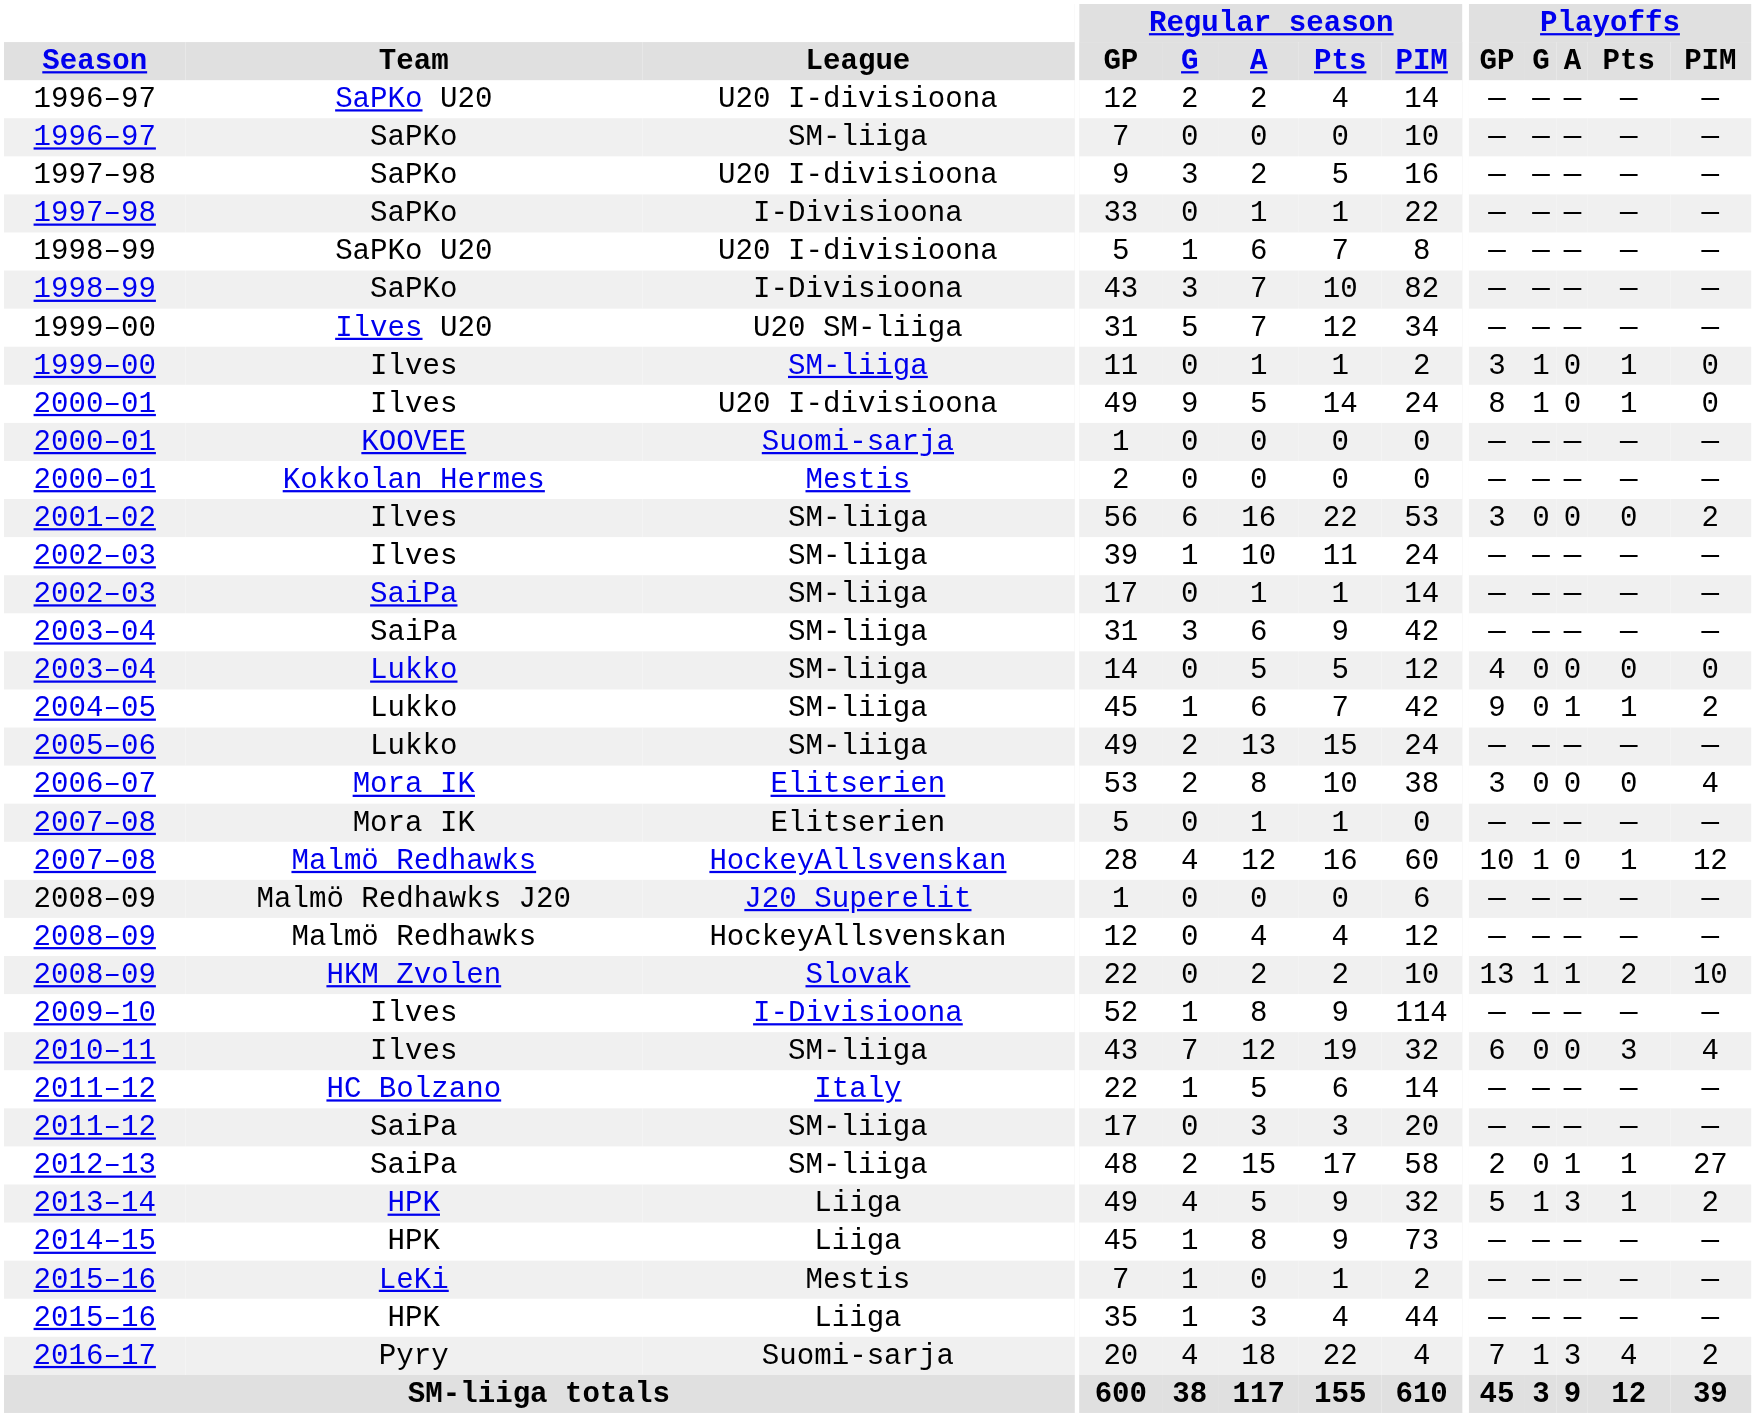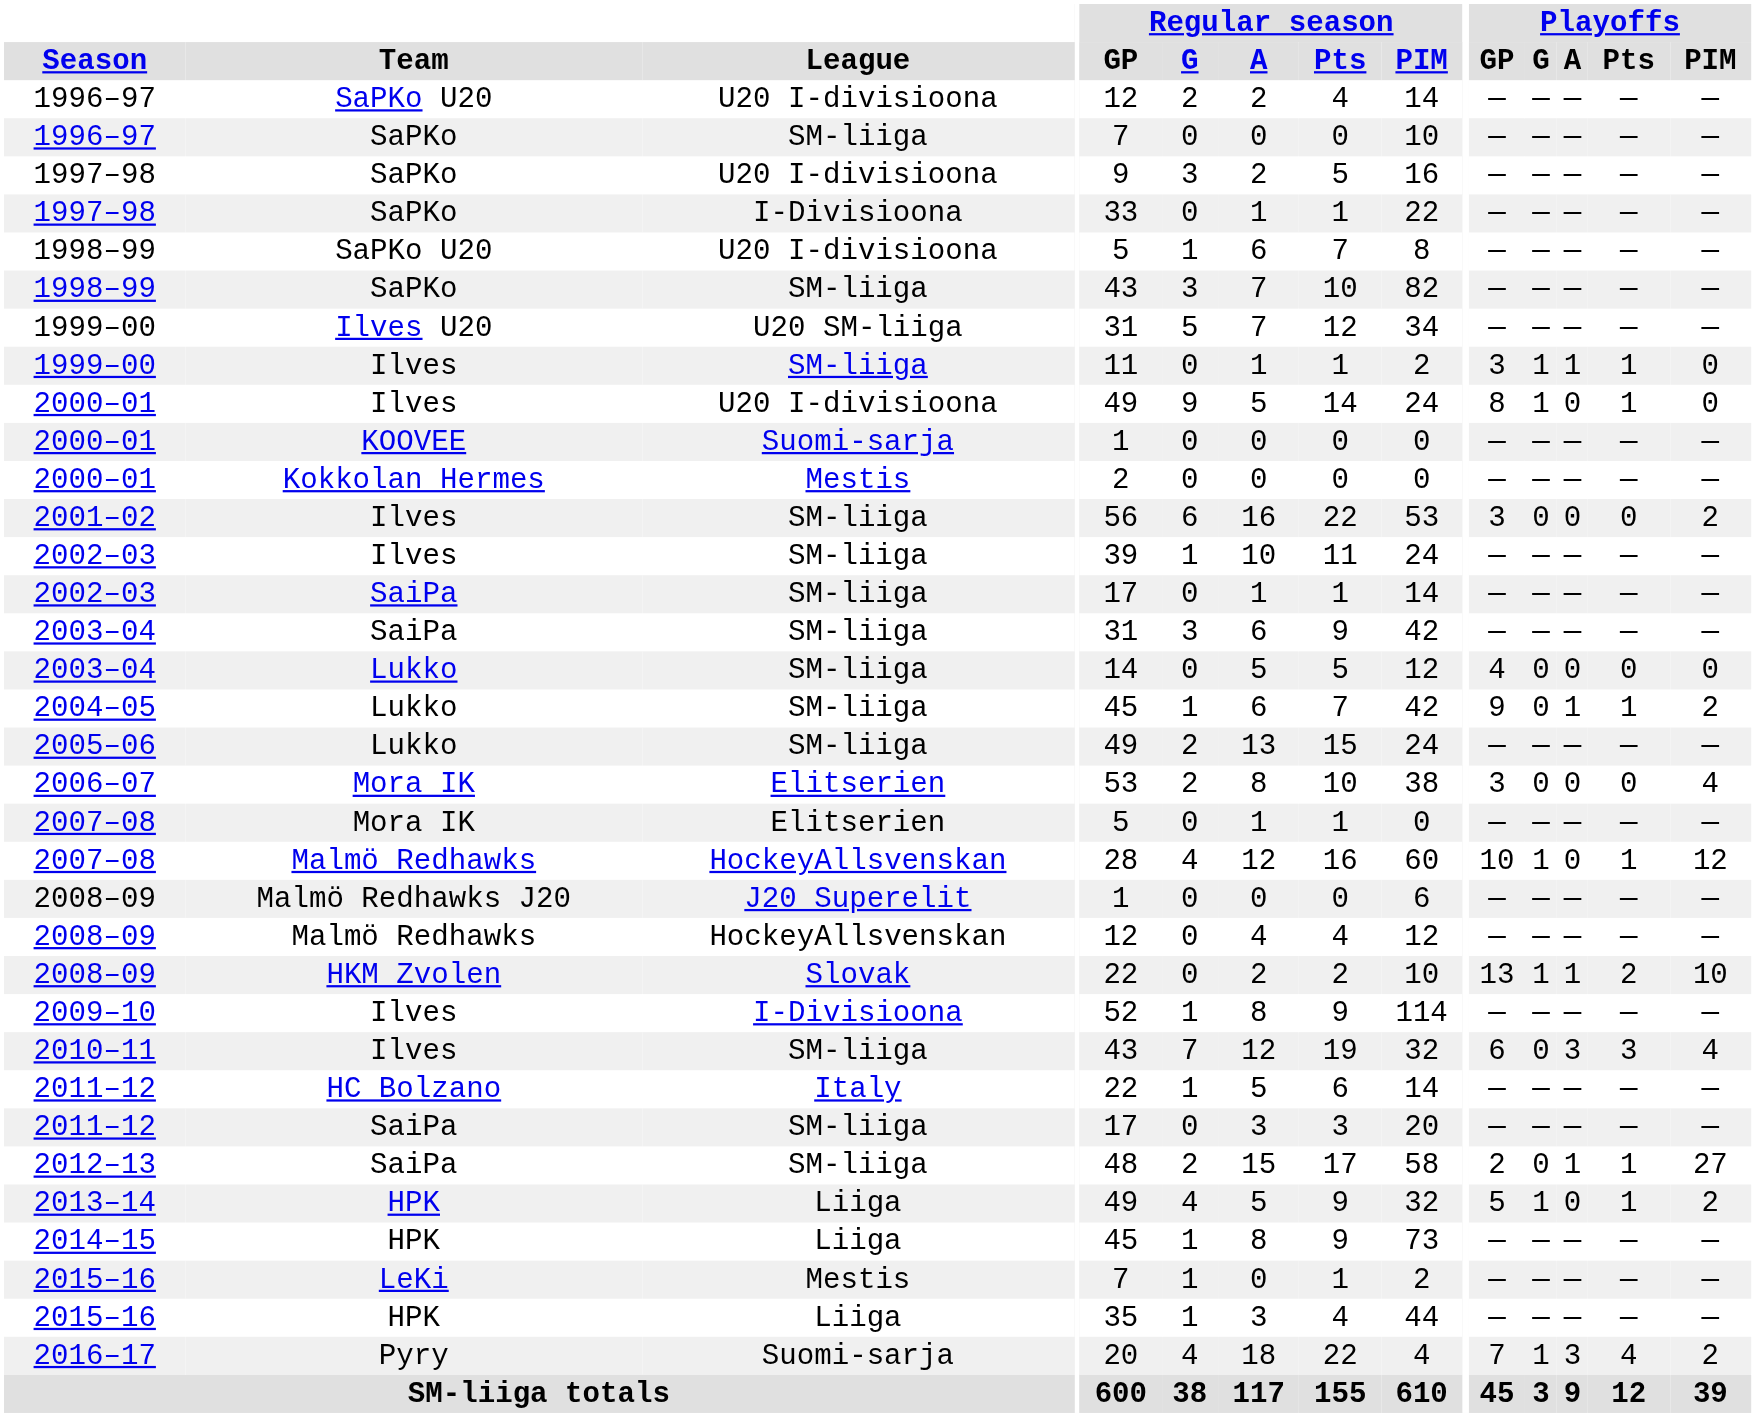(858, 290) I-Divisioona -> (858, 290) SM-liiga
(1572, 366) 0 -> (1572, 366) 1
(1572, 1051) 0 -> (1572, 1051) 3
(1572, 1204) 3 -> (1572, 1204) 0
